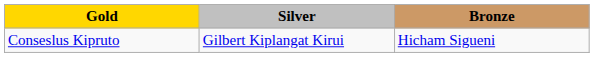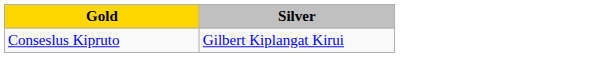- column: (492, 16)
